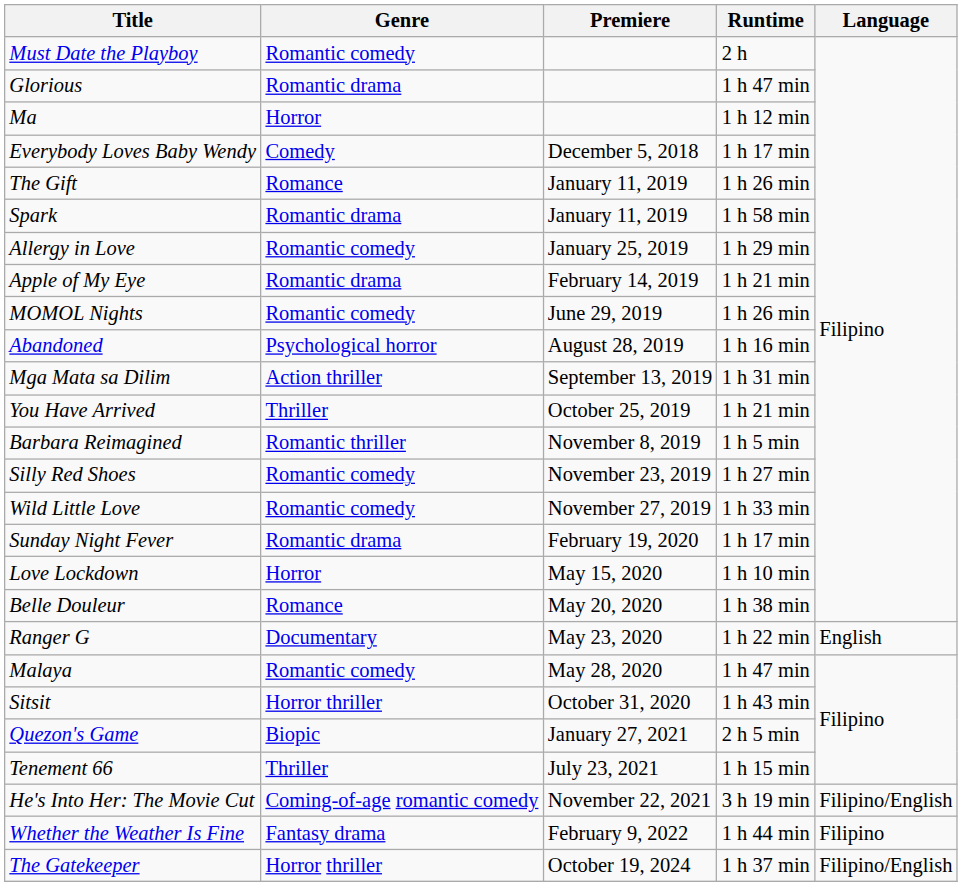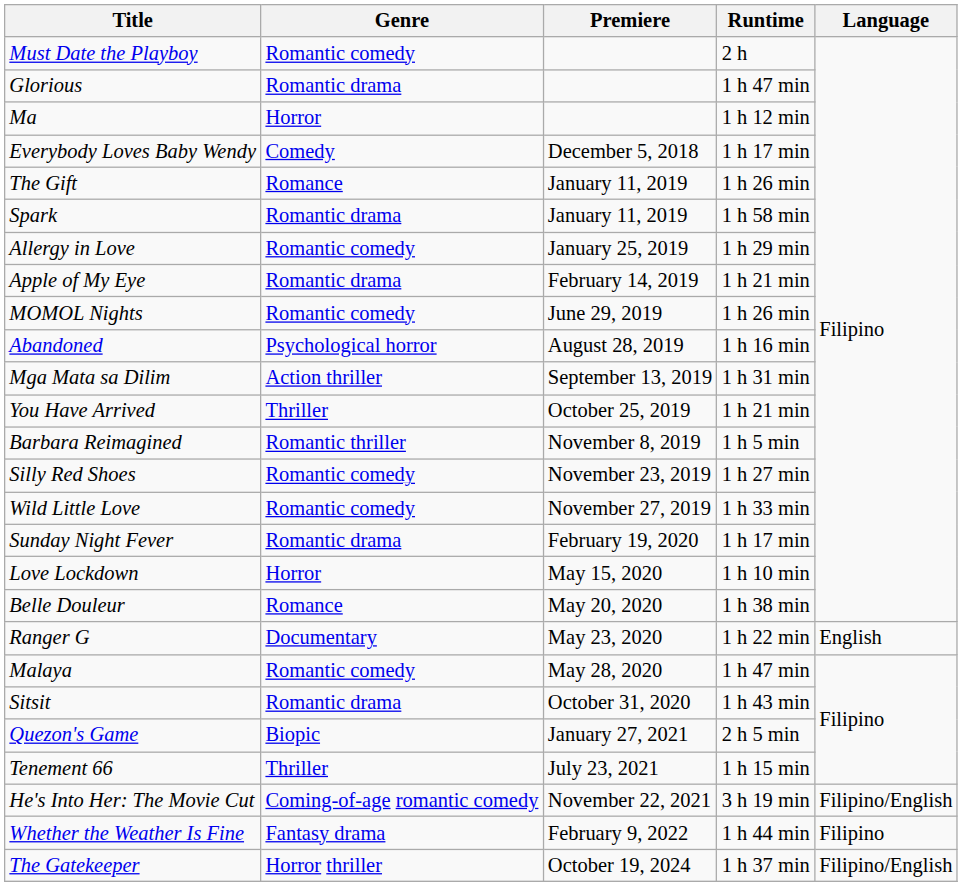(324, 702) Horror thriller -> (333, 702) Romantic drama
